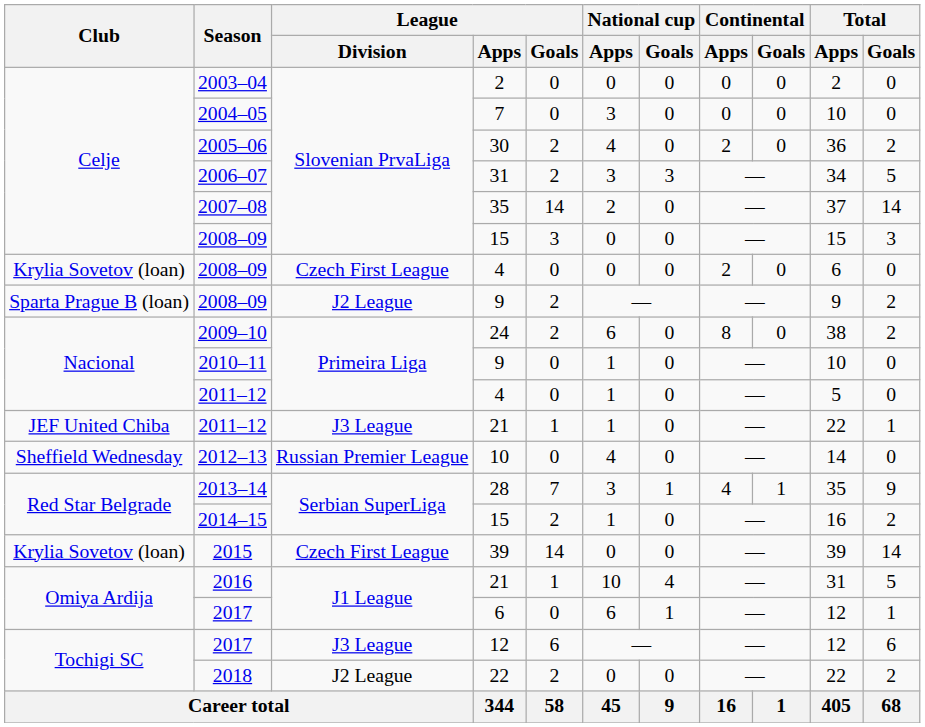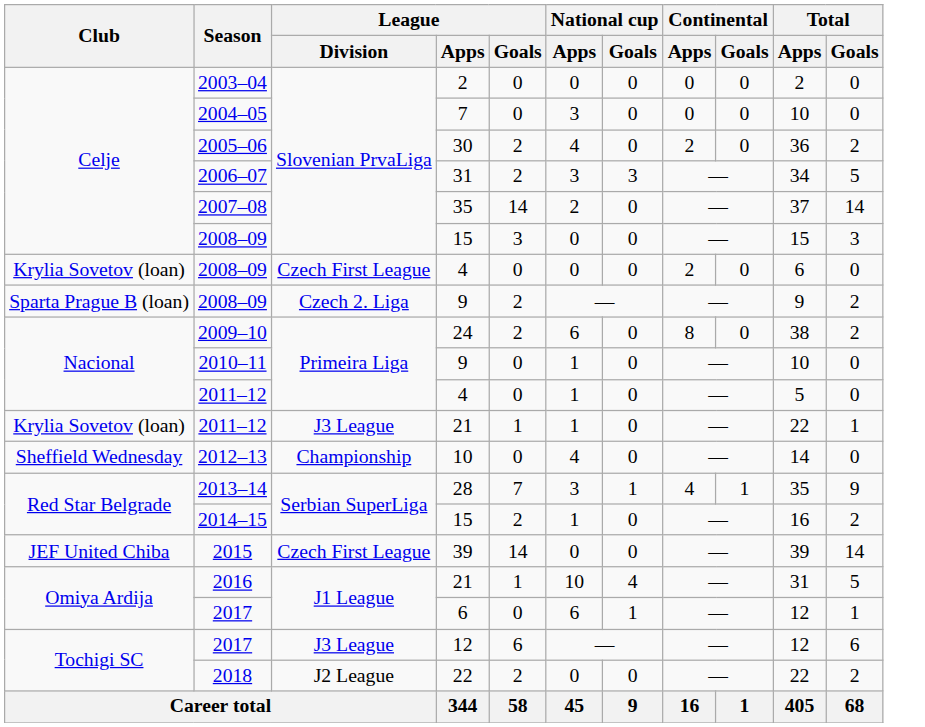(372, 301) J2 League -> (354, 301) Czech 2. Liga
(99, 425) JEF United Chiba -> (99, 425) Krylia Sovetov (loan)
(372, 457) Russian Premier League -> (354, 457) Championship
(99, 550) Krylia Sovetov (loan) -> (99, 550) JEF United Chiba
